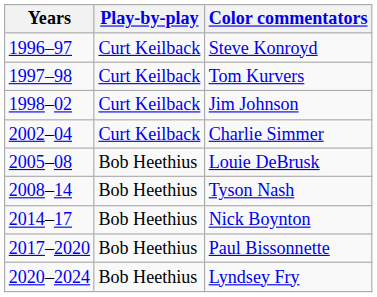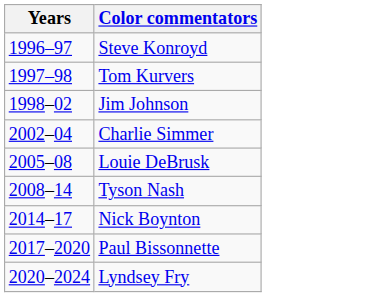- column: (149, 18)
